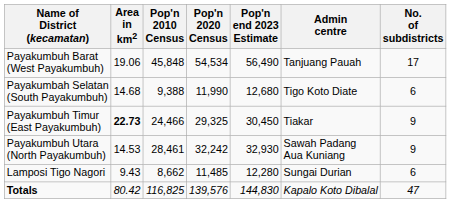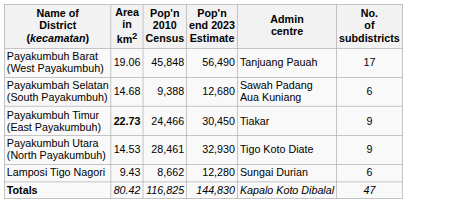- column: (208, 26)
(320, 92) Tigo Koto Diate -> (276, 92) Sawah Padang Aua Kuniang
(320, 150) Sawah Padang Aua Kuniang -> (277, 150) Tigo Koto Diate
